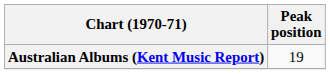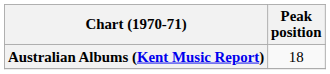(296, 56) 19 -> (296, 56) 18
